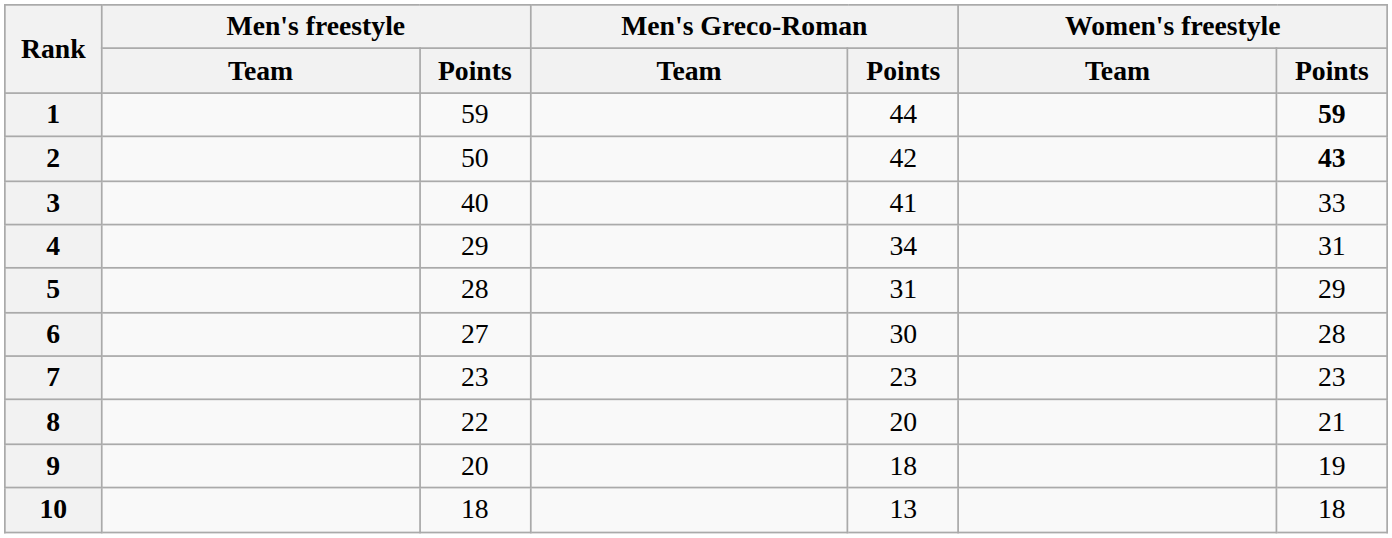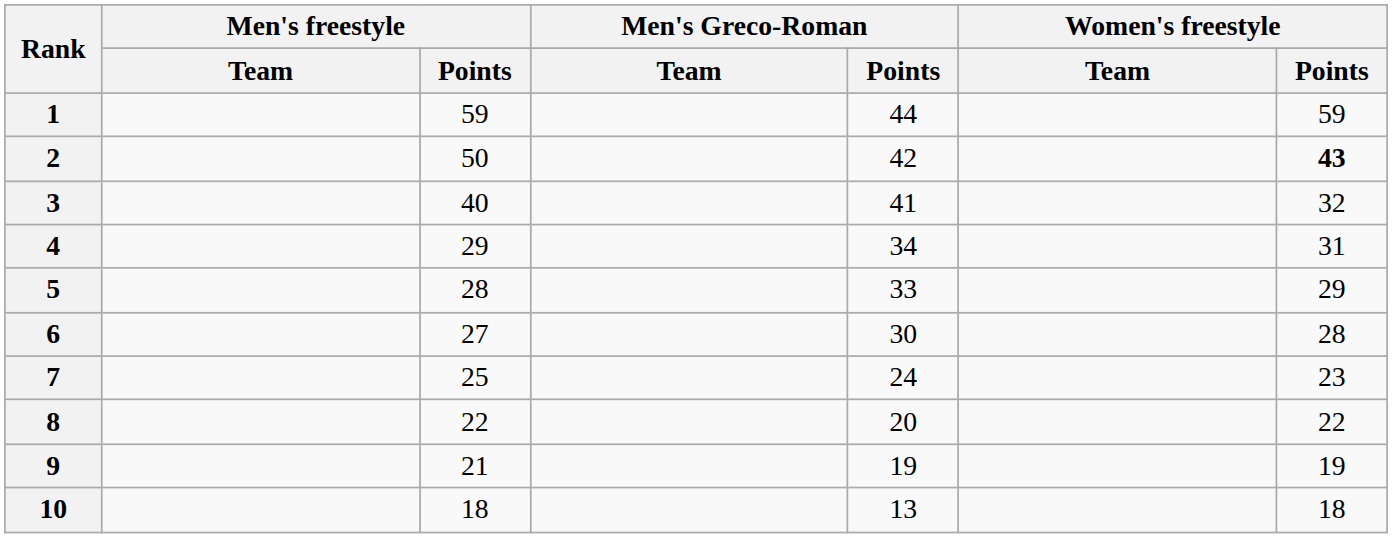(1332, 114) bold -> (1332, 114) normal
(1332, 202) 33 -> (1332, 202) 32
(903, 289) 31 -> (903, 289) 33
(475, 377) 23 -> (475, 377) 25
(903, 377) 23 -> (903, 377) 24
(1332, 421) 21 -> (1332, 421) 22
(475, 465) 20 -> (475, 465) 21
(903, 465) 18 -> (903, 465) 19
